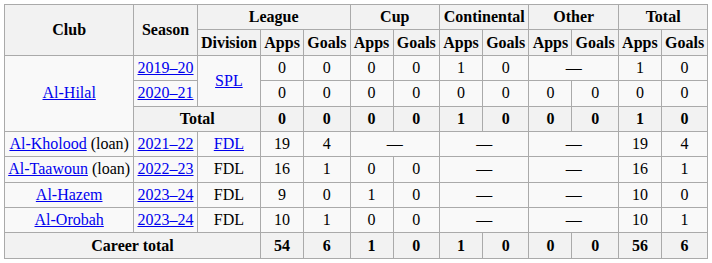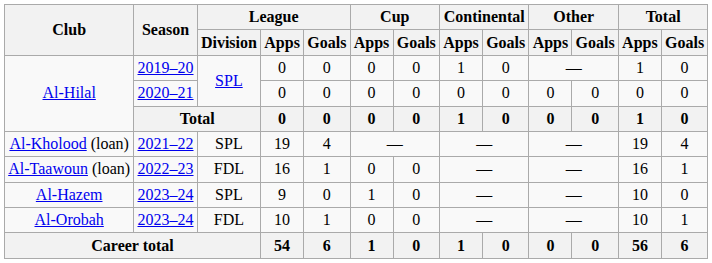(229, 144) FDL -> (229, 144) SPL
(229, 194) FDL -> (229, 194) SPL
